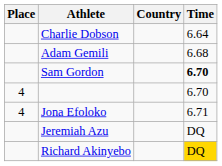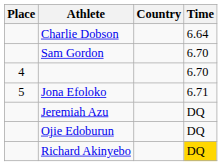- row: (75, 53)
(198, 72) bold -> (198, 53) normal
(21, 111) 4 -> (21, 92) 5
+ row: (77, 131)
